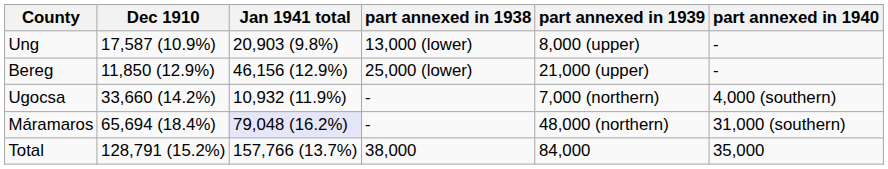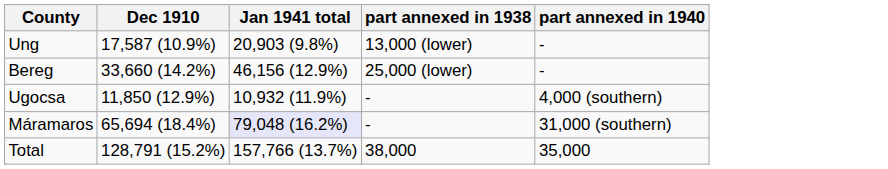- column: (622, 17)
(158, 71) 11,850 (12.9%) -> (159, 71) 33,660 (14.2%)
(159, 97) 33,660 (14.2%) -> (158, 97) 11,850 (12.9%)
